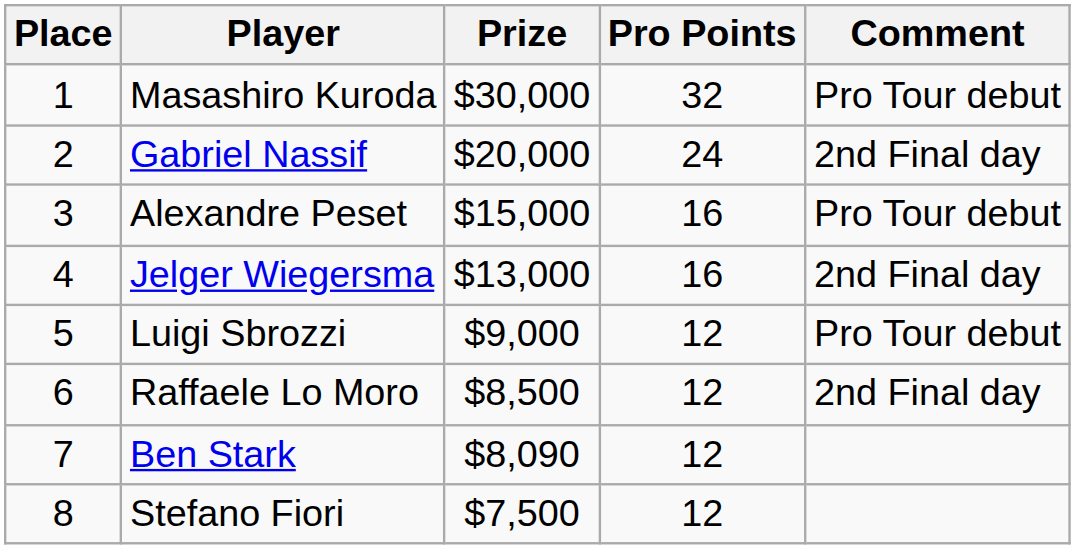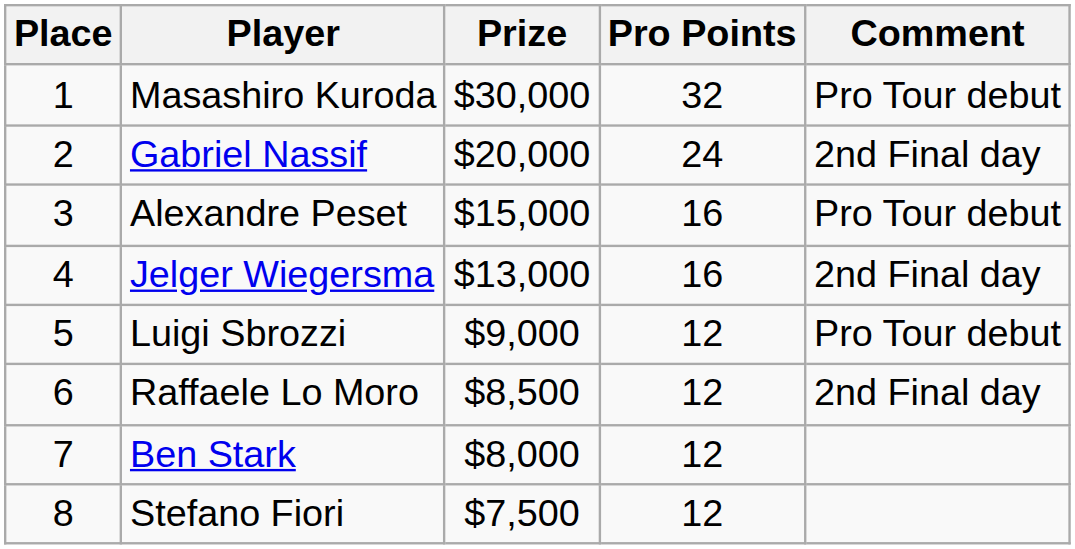(522, 453) $8,090 -> (522, 453) $8,000
